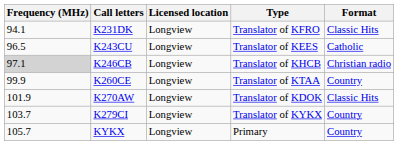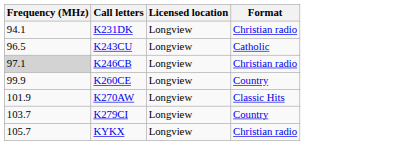- column: (278, 13)
(353, 30) Classic Hits -> (265, 30) Christian radio
(345, 132) Country -> (265, 132) Christian radio
